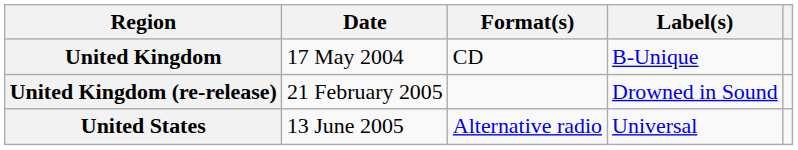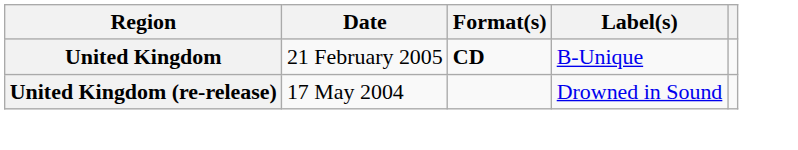(345, 56) 17 May 2004 -> (365, 56) 21 February 2005
(468, 56) normal -> (469, 56) bold
(365, 91) 21 February 2005 -> (345, 91) 17 May 2004
- row: (143, 126)
